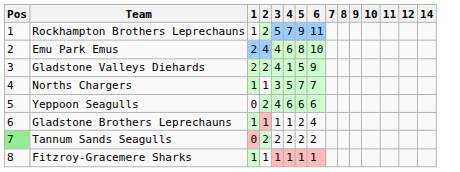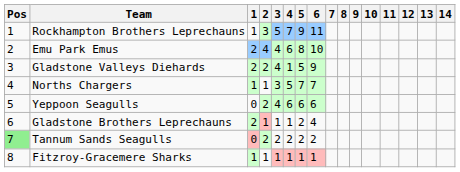+ column: (427, 13)
(266, 31) 2 -> (266, 31) 3
(254, 121) 1 -> (254, 121) 2
